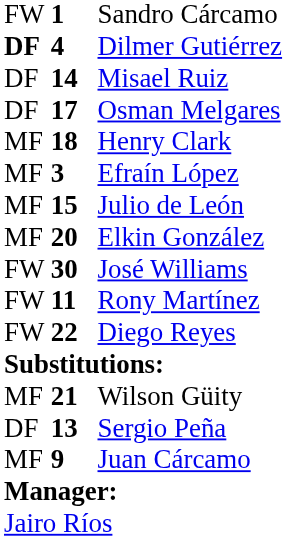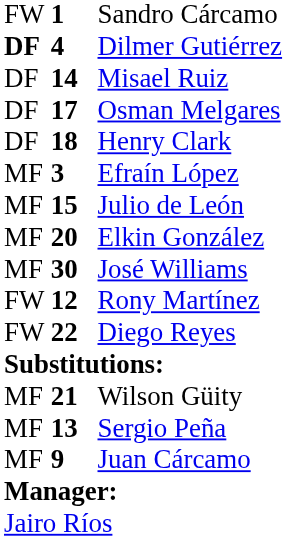(23, 141) MF -> (21, 141) DF
(24, 268) FW -> (23, 268) MF
(63, 300) 11 -> (64, 300) 12
(21, 427) DF -> (23, 427) MF
